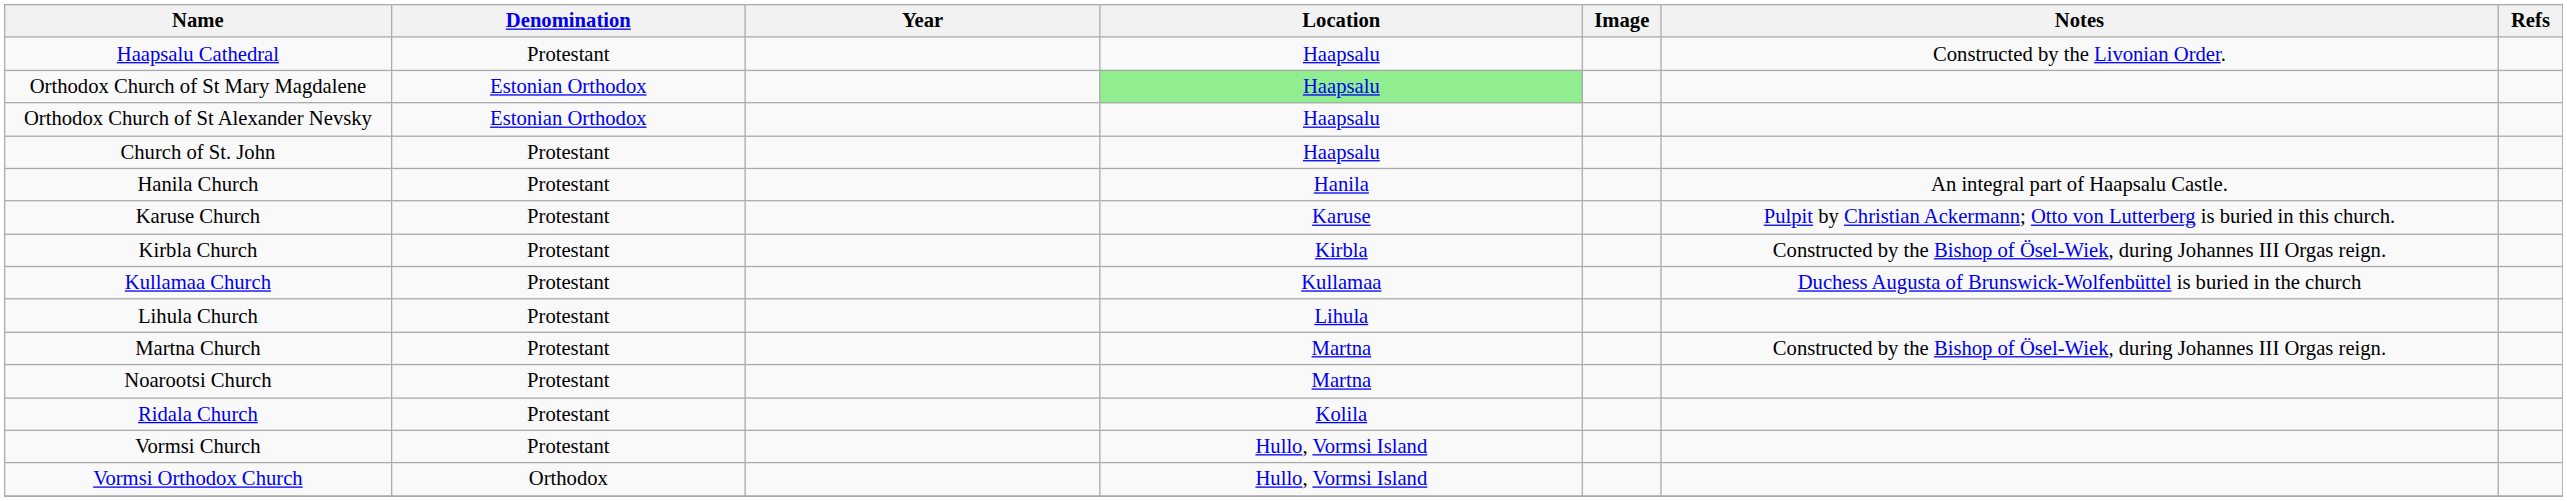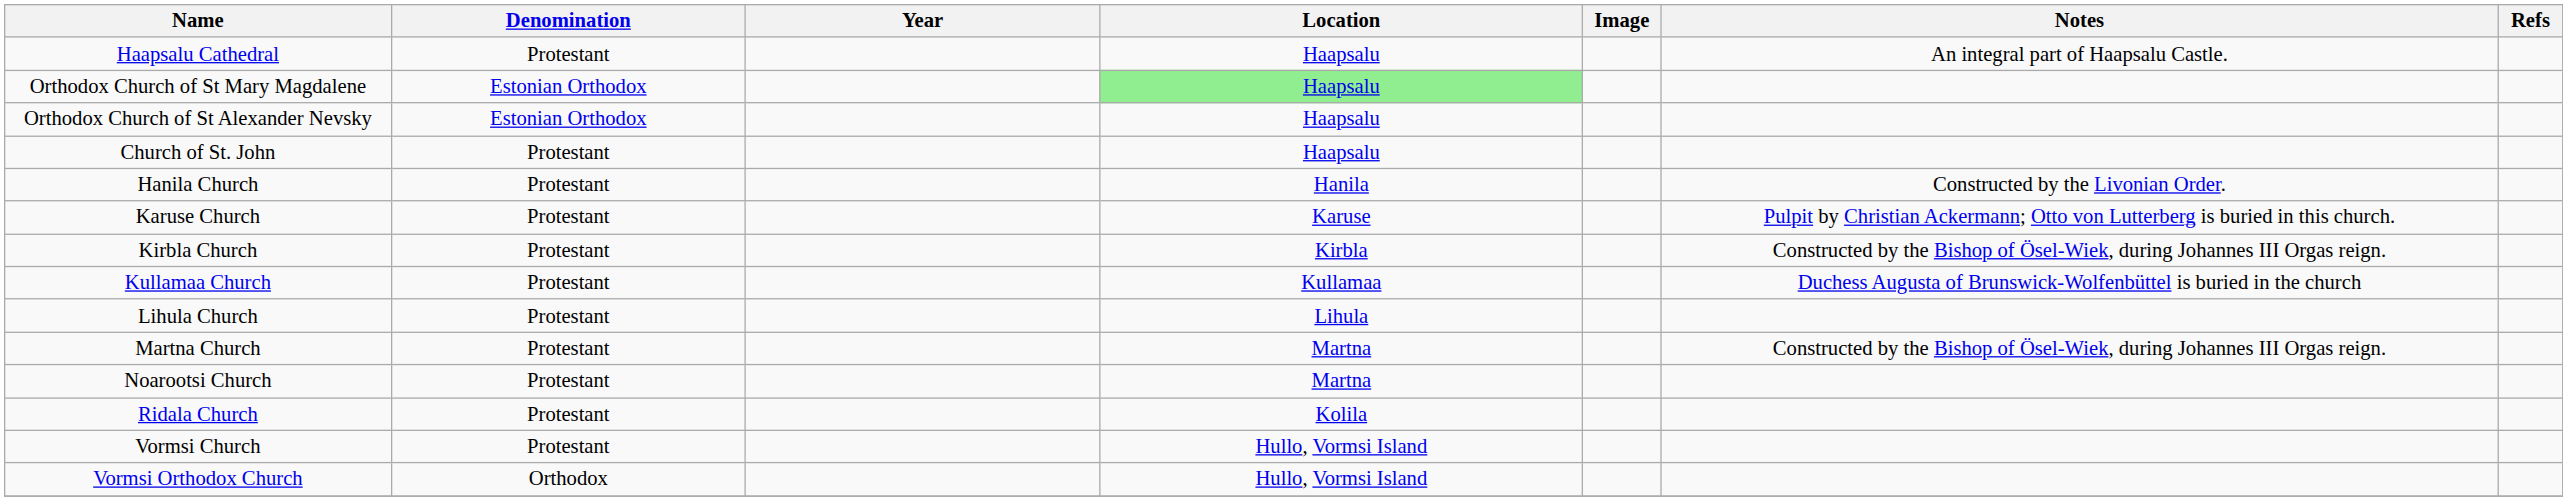(2079, 53) Constructed by the Livonian Order. -> (2079, 53) An integral part of Haapsalu Castle.
(2079, 184) An integral part of Haapsalu Castle. -> (2079, 184) Constructed by the Livonian Order.
